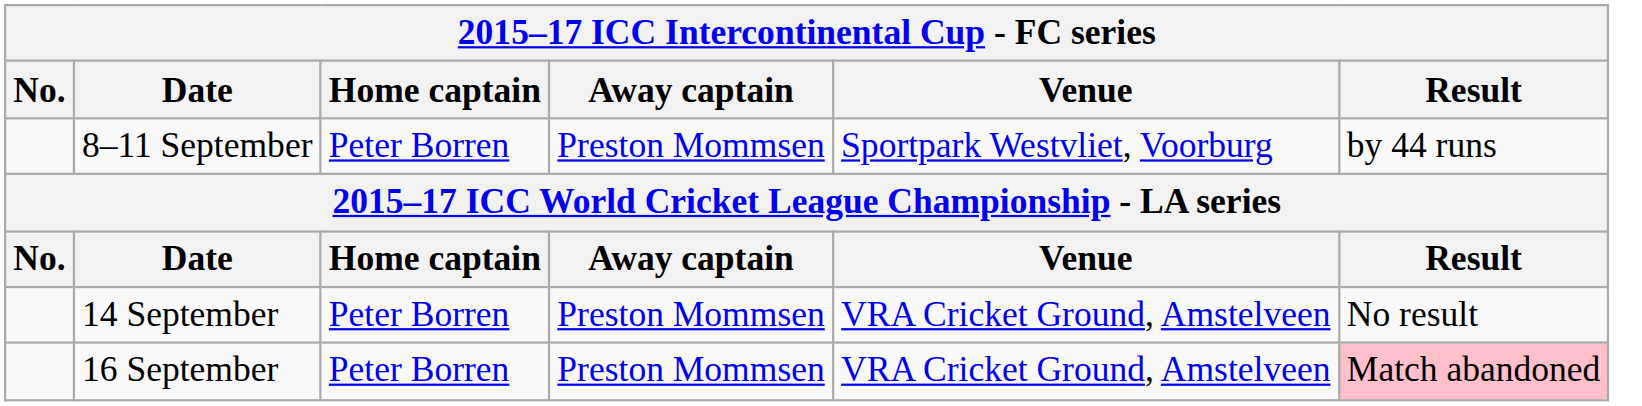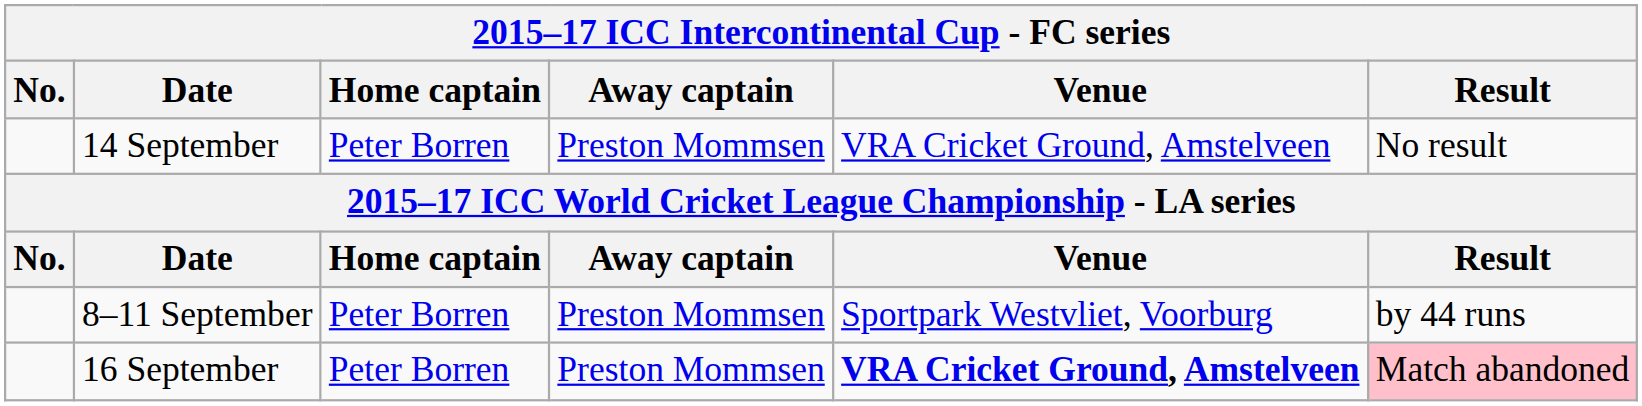rows swapped: (197, 145) <-> (180, 314)
(1086, 370) normal -> (1100, 370) bold
